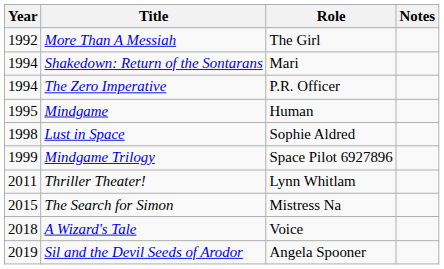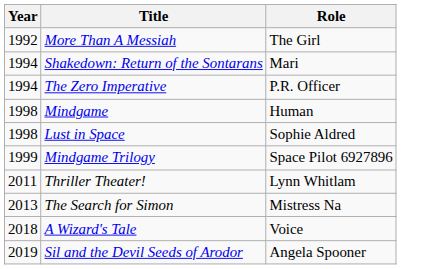- column: (417, 16)
(23, 110) 1995 -> (23, 110) 1998
(23, 205) 2015 -> (23, 205) 2013
